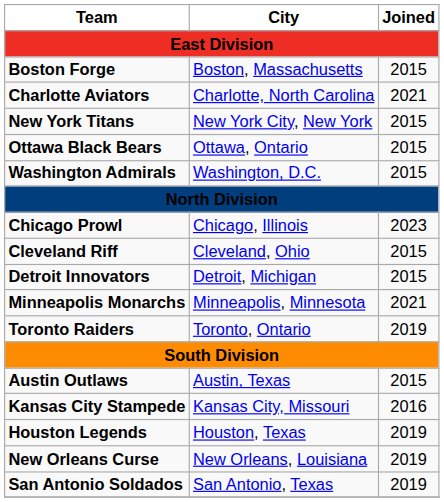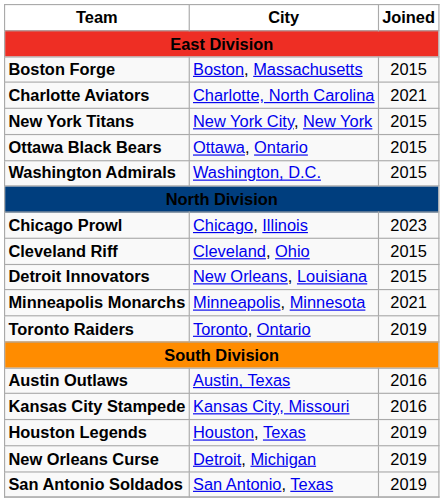(255, 277) Detroit, Michigan -> (280, 277) New Orleans, Louisiana
(409, 381) 2015 -> (409, 381) 2016
(280, 459) New Orleans, Louisiana -> (255, 459) Detroit, Michigan
